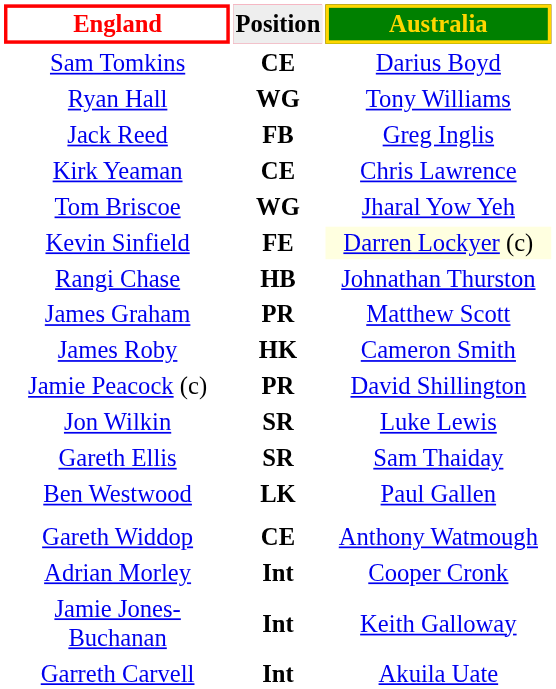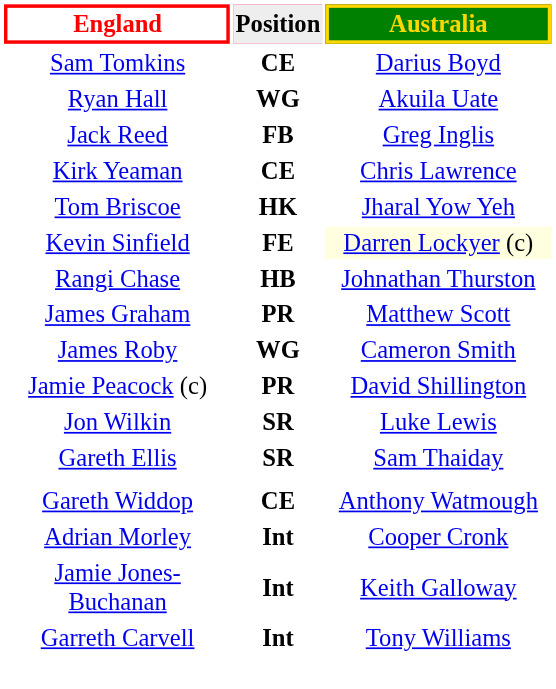(438, 98) Tony Williams -> (438, 98) Akuila Uate
(278, 206) WG -> (278, 206) HK
(278, 350) HK -> (278, 350) WG
- row: (118, 493)
(438, 673) Akuila Uate -> (438, 637) Tony Williams
